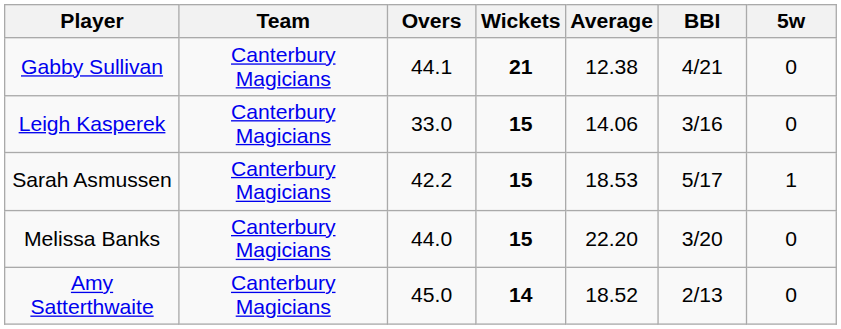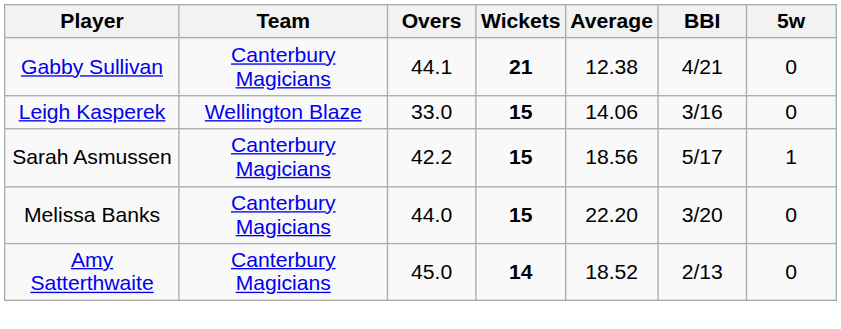(283, 123) Canterbury Magicians -> (283, 111) Wellington Blaze
(612, 181) 18.53 -> (612, 157) 18.56
